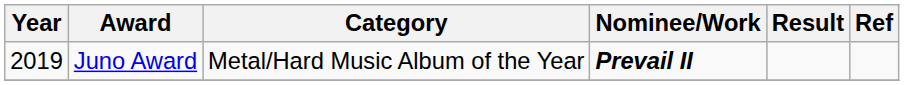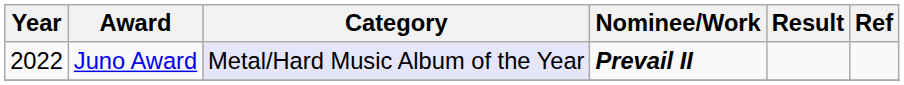(37, 60) 2019 -> (37, 60) 2022
(396, 60) no background -> (396, 60) lavender background
